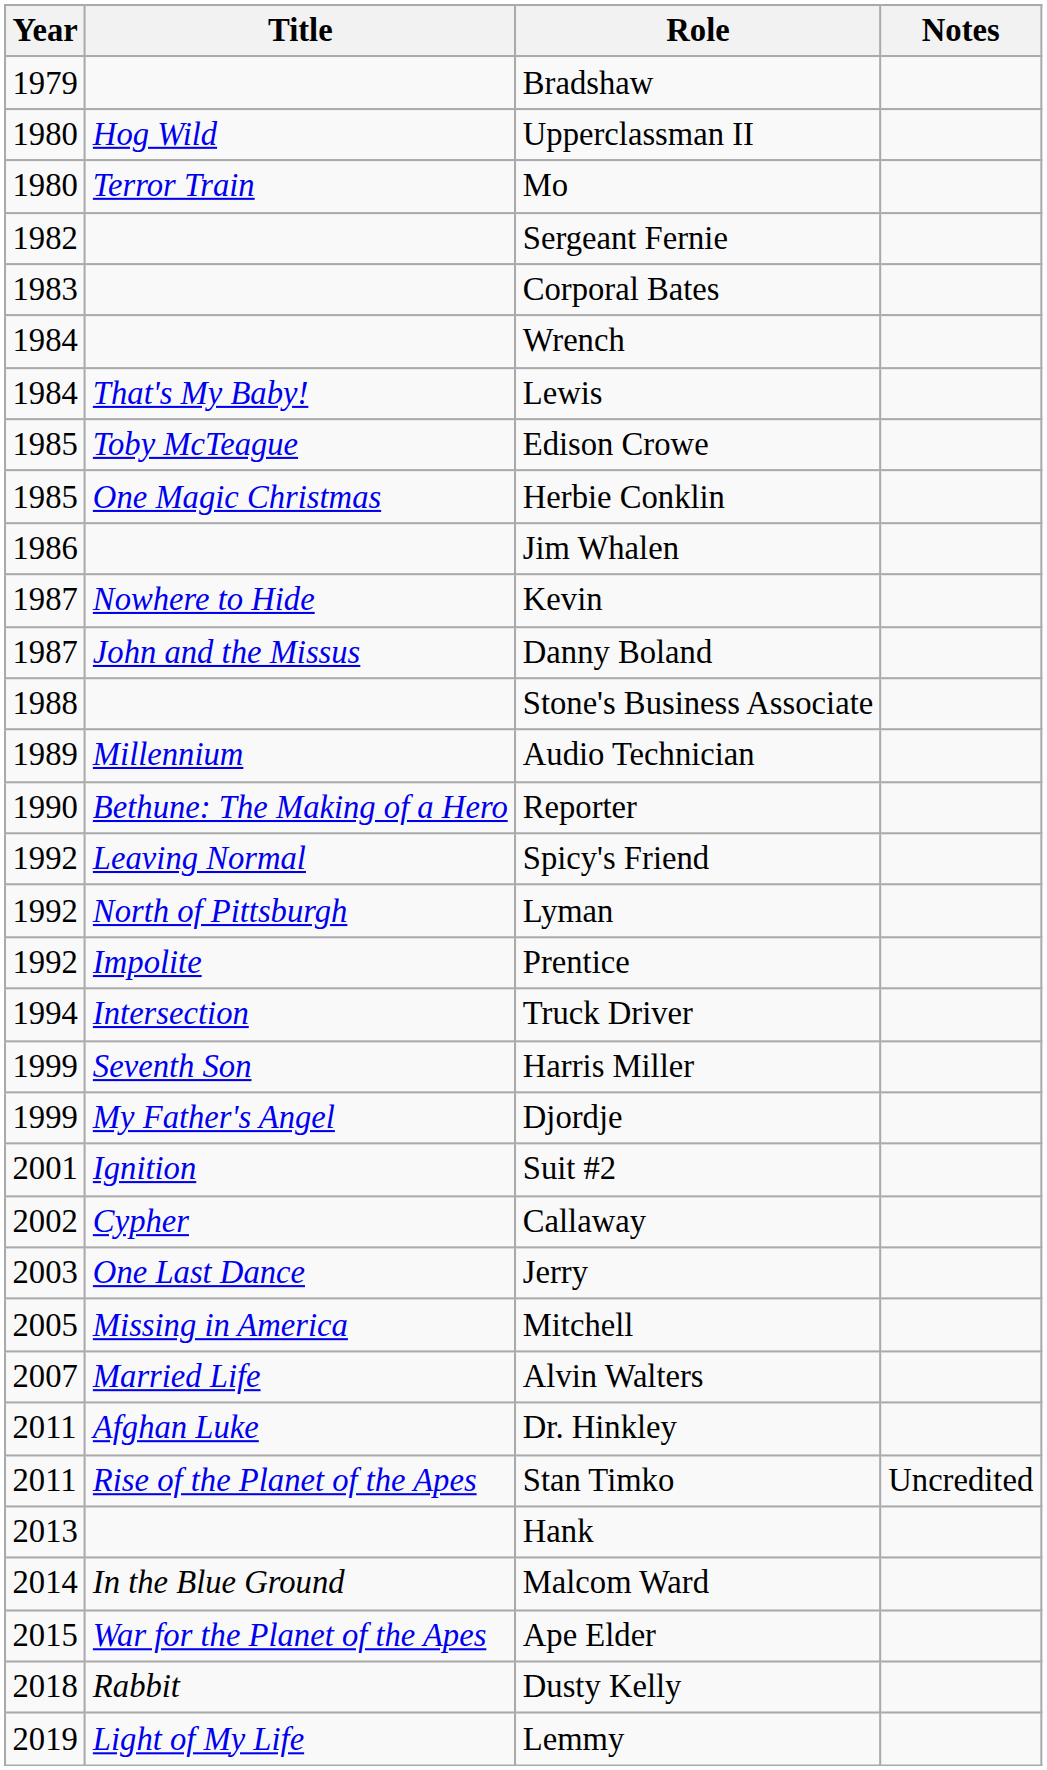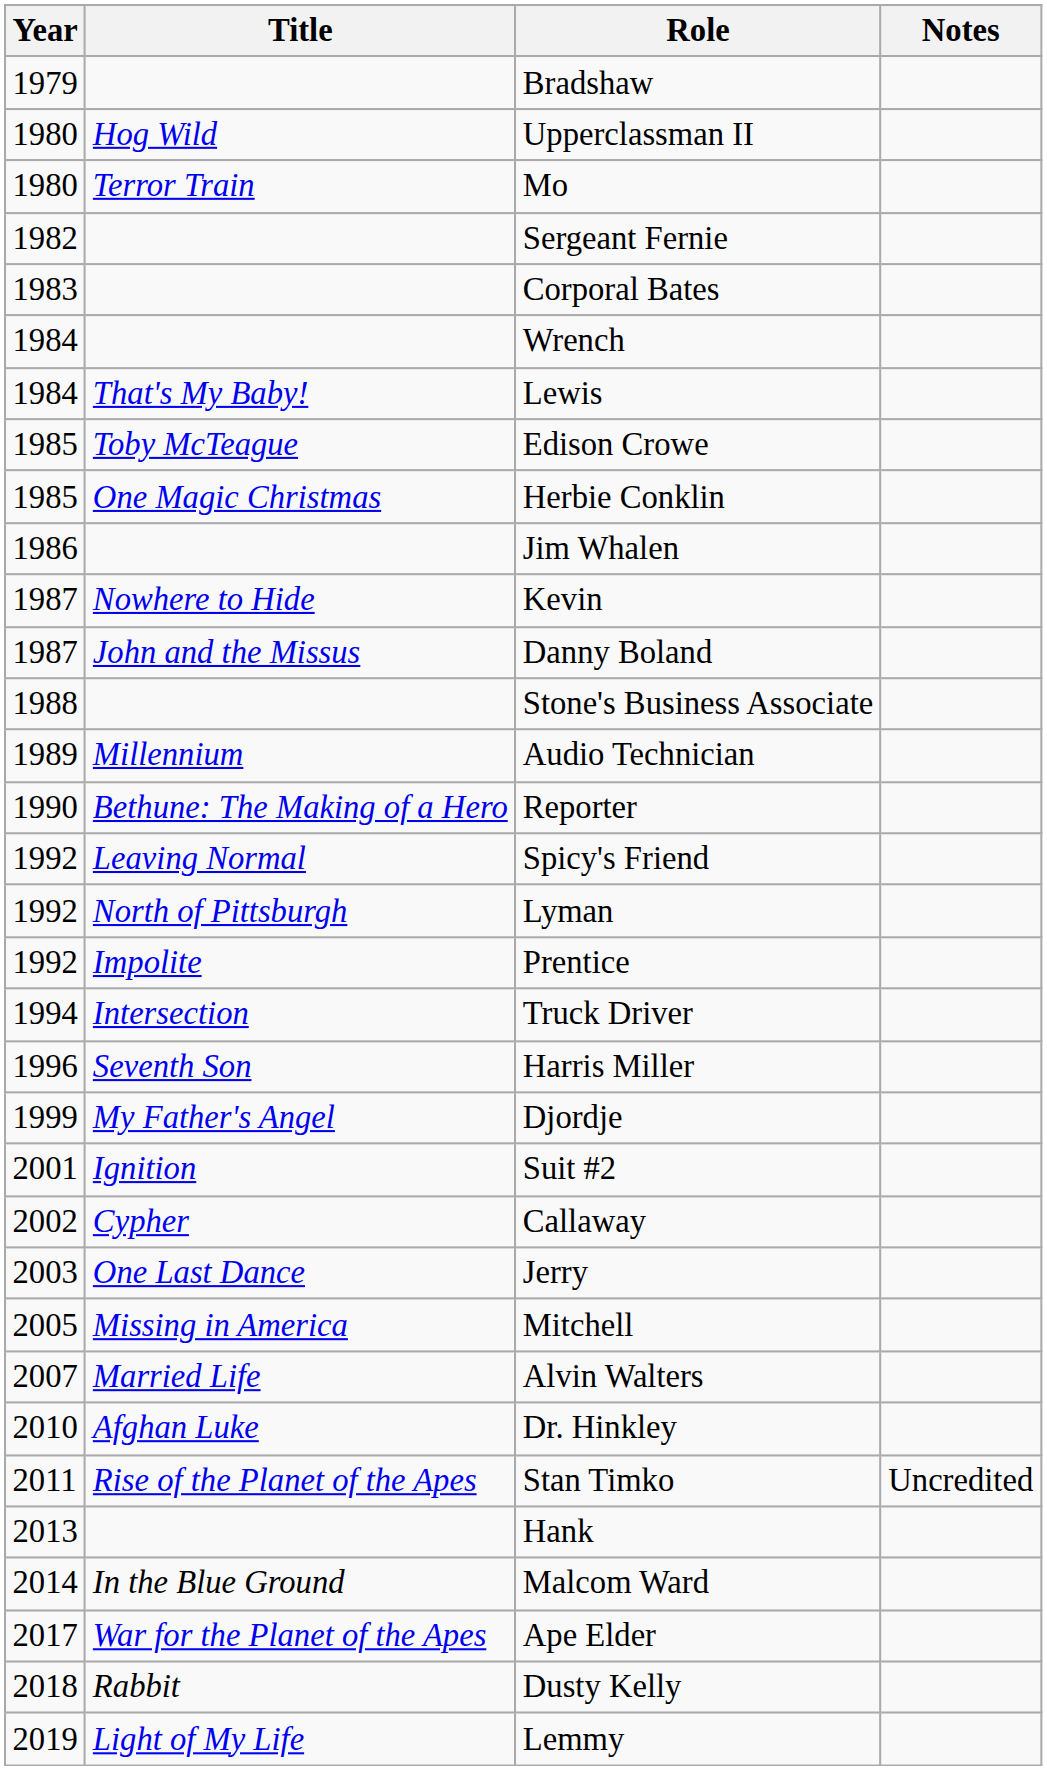(45, 1065) 1999 -> (45, 1065) 1996
(45, 1428) 2011 -> (45, 1428) 2010
(45, 1635) 2015 -> (45, 1635) 2017
